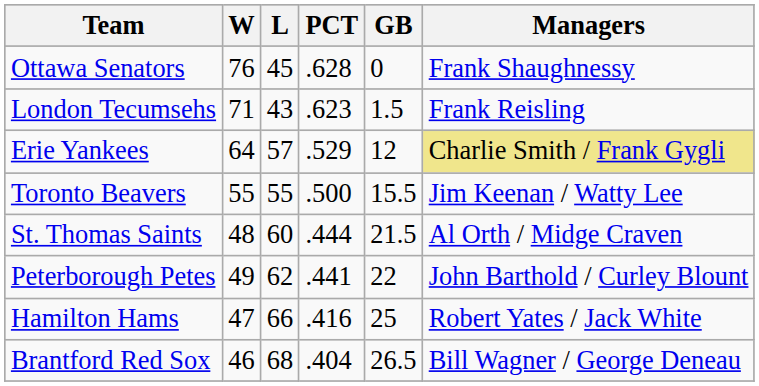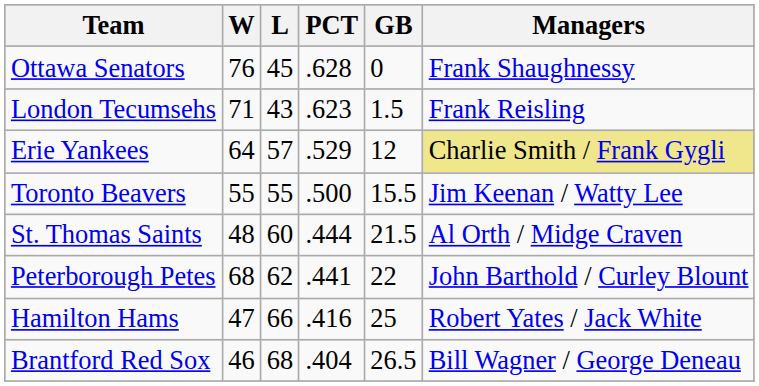(241, 276) 49 -> (241, 276) 68
